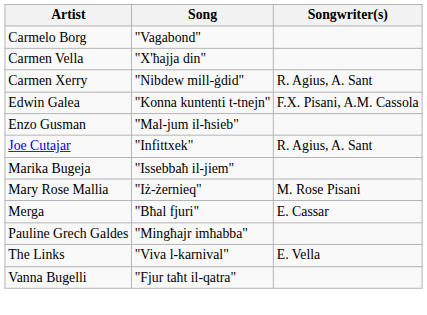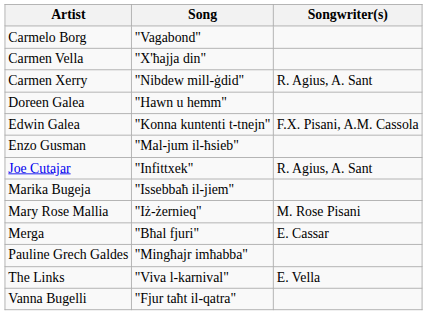+ row: (46, 102)
